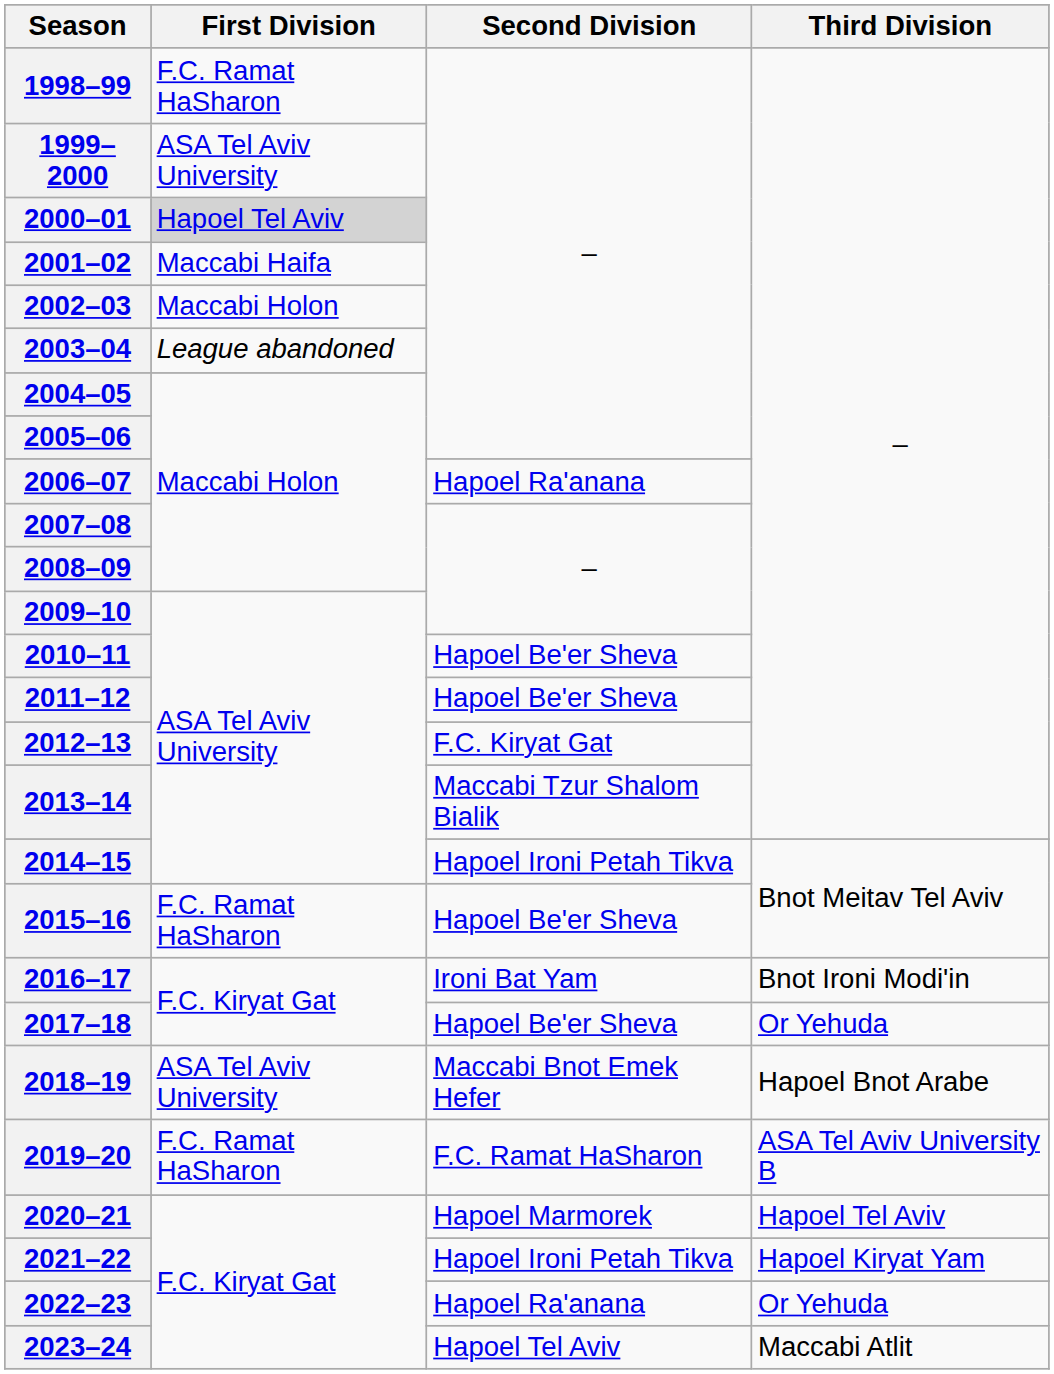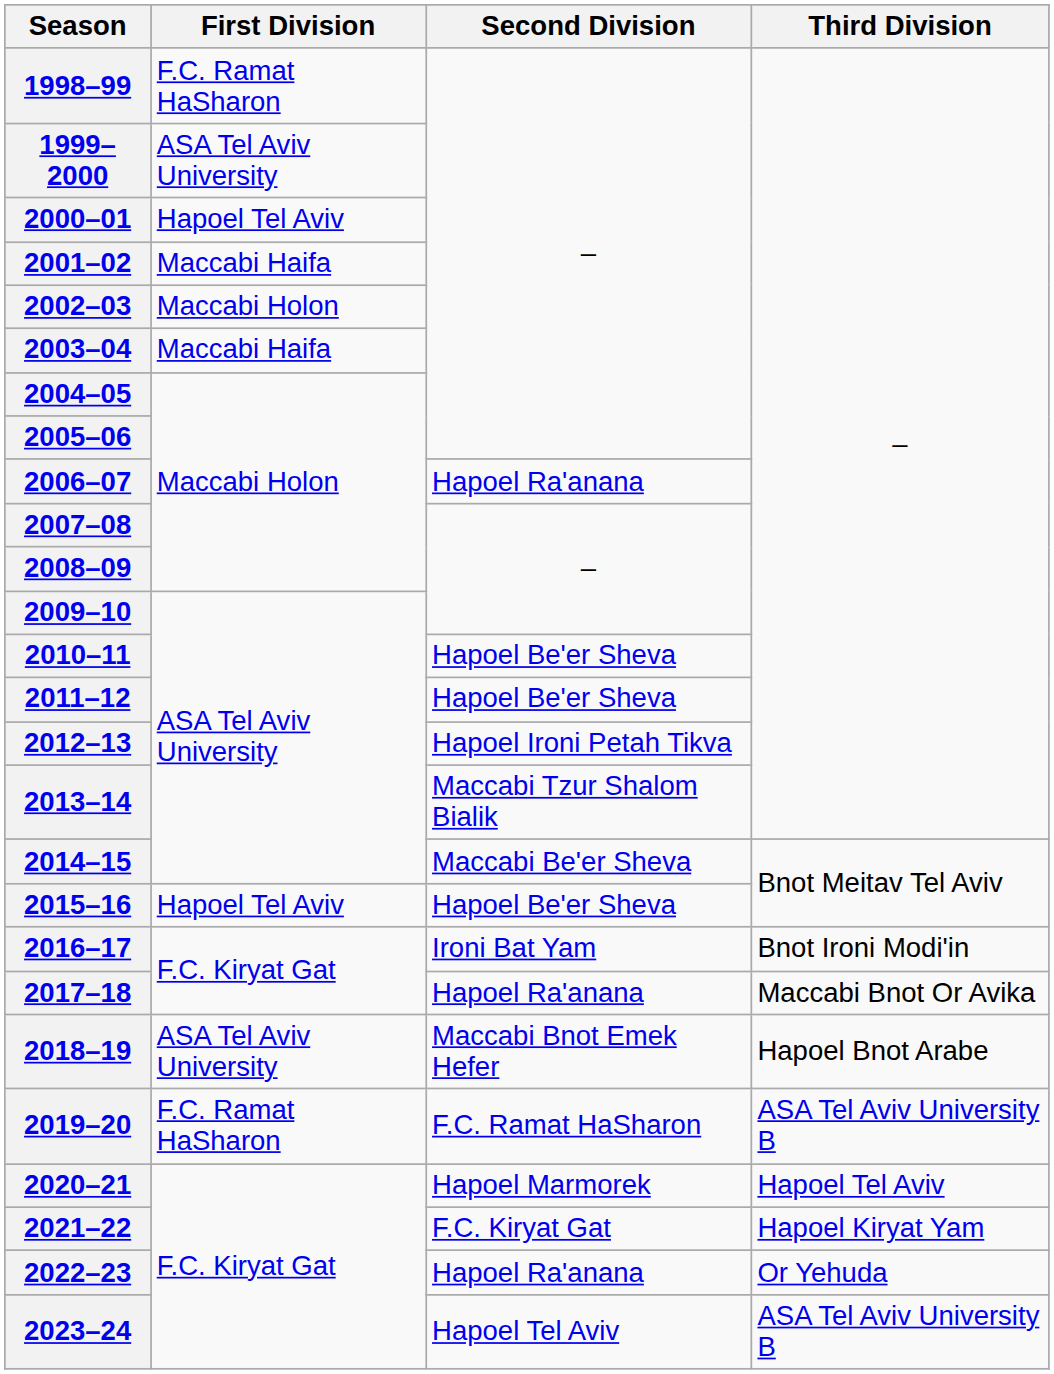(250, 219) lightgrey background -> (250, 219) no background
(275, 350) League abandoned -> (244, 350) Maccabi Haifa
(523, 742) F.C. Kiryat Gat -> (582, 742) Hapoel Ironi Petah Tikva
(583, 861) Hapoel Ironi Petah Tikva -> (562, 861) Maccabi Be'er Sheva
(225, 920) F.C. Ramat HaSharon -> (250, 904) Hapoel Tel Aviv
(555, 1023) Hapoel Be'er Sheva -> (538, 992) Hapoel Ra'anana
(823, 1023) Or Yehuda -> (896, 992) Maccabi Bnot Or Avika
(583, 1259) Hapoel Ironi Petah Tikva -> (522, 1228) F.C. Kiryat Gat
(835, 1346) Maccabi Atlit -> (898, 1331) ASA Tel Aviv University B
